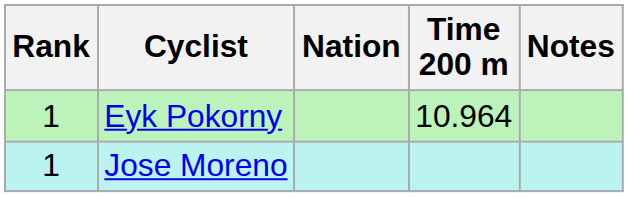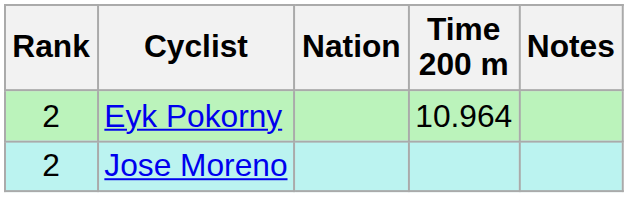(51, 115) 1 -> (51, 115) 2
(51, 165) 1 -> (51, 165) 2
